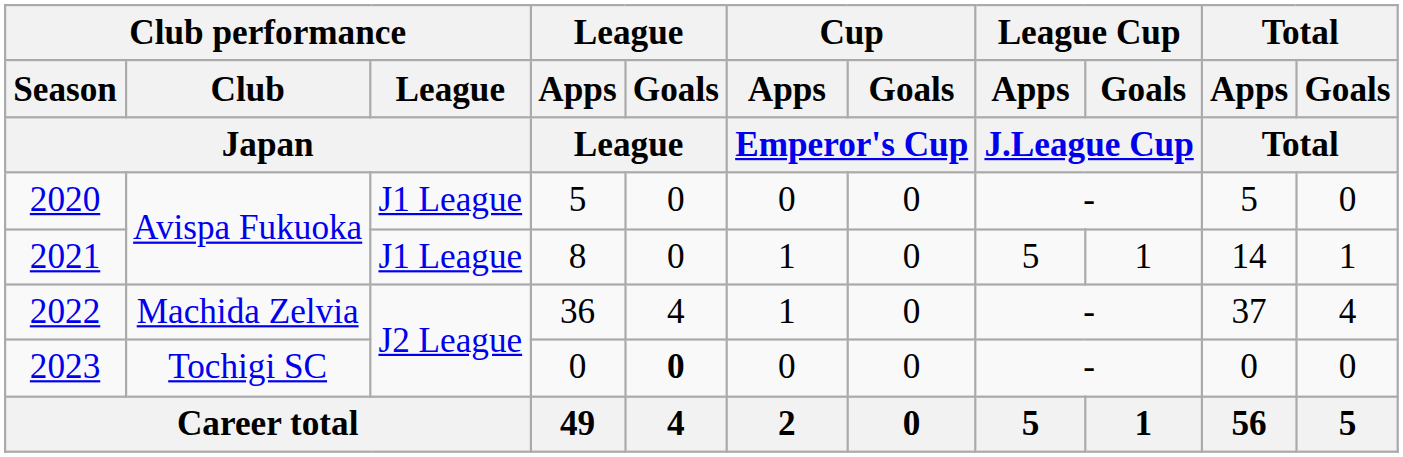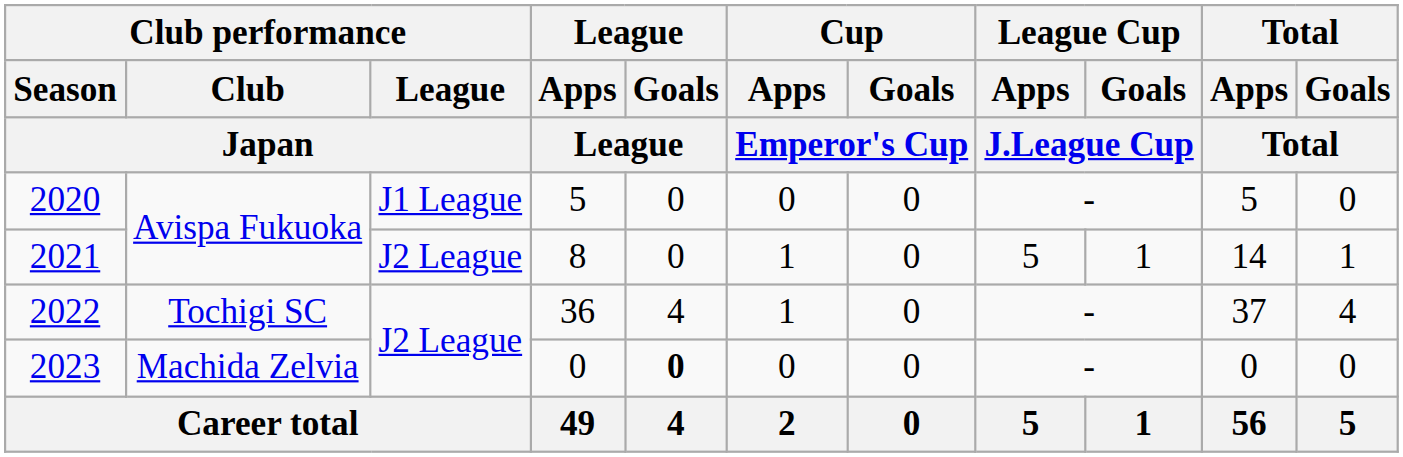(450, 255) J1 League -> (450, 255) J2 League
(248, 311) Machida Zelvia -> (248, 311) Tochigi SC
(248, 367) Tochigi SC -> (248, 367) Machida Zelvia
